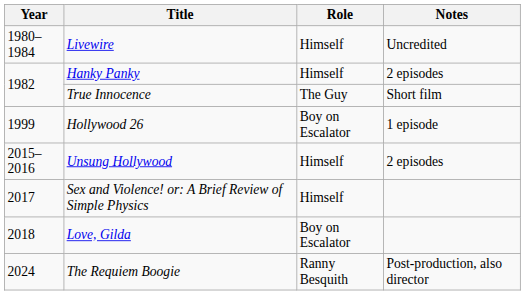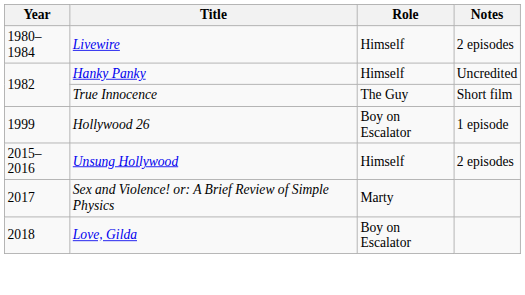(417, 44) Uncredited -> (485, 44) 2 episodes
(415, 73) 2 episodes -> (487, 73) Uncredited
(322, 198) Himself -> (377, 198) Marty
- row: (123, 271)
